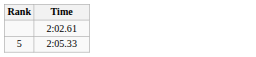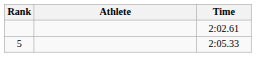+ column: (115, 12)
